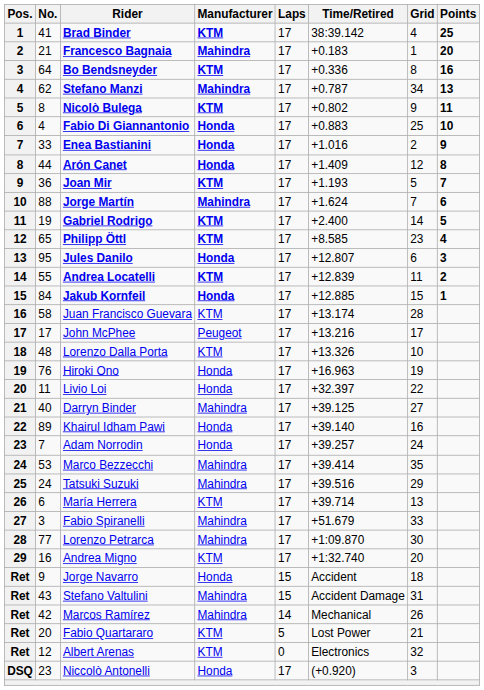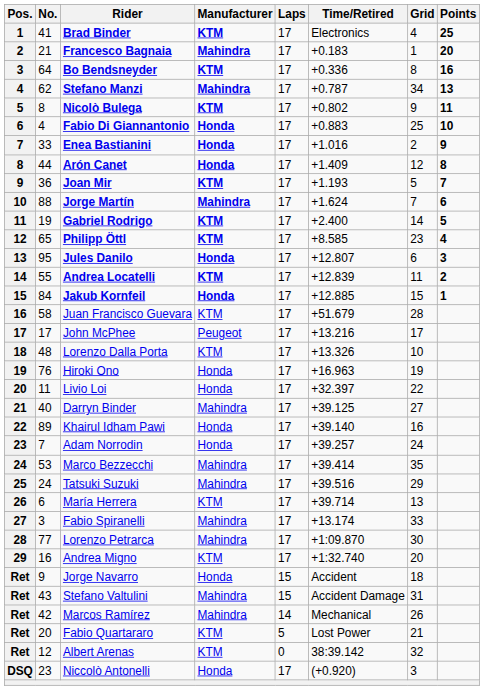(338, 33) 38:39.142 -> (340, 33) Electronics
(333, 314) +13.174 -> (333, 314) +51.679
(333, 521) +51.679 -> (333, 521) +13.174
(340, 652) Electronics -> (338, 652) 38:39.142
